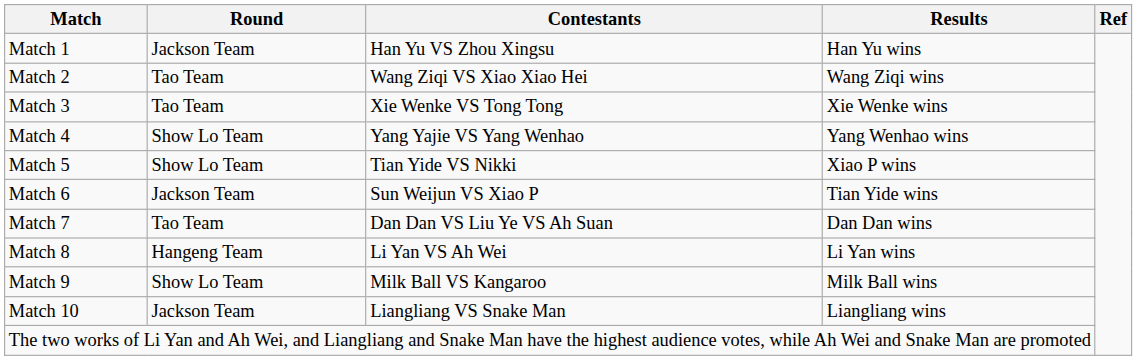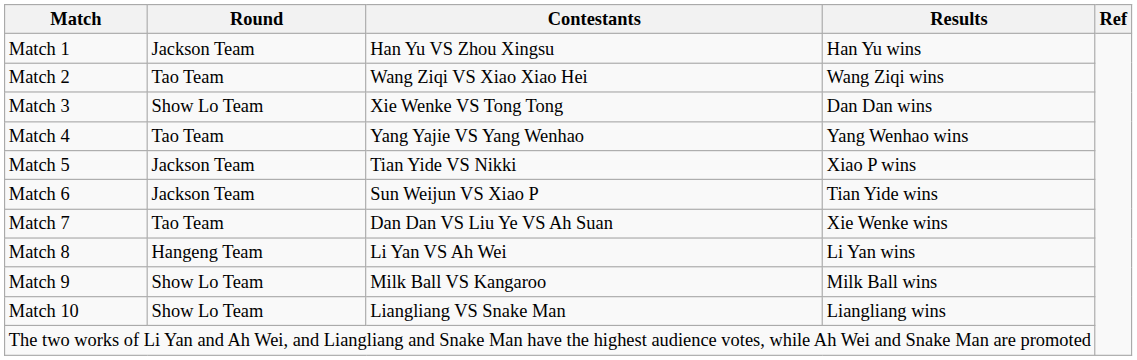(188, 106) Tao Team -> (207, 106) Show Lo Team
(887, 106) Xie Wenke wins -> (879, 106) Dan Dan wins
(207, 135) Show Lo Team -> (188, 135) Tao Team
(207, 164) Show Lo Team -> (203, 164) Jackson Team
(879, 223) Dan Dan wins -> (887, 223) Xie Wenke wins
(203, 310) Jackson Team -> (207, 310) Show Lo Team
